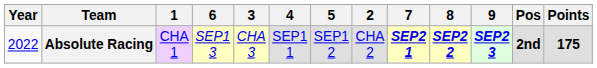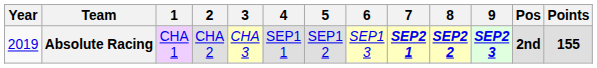columns swapped: (370, 15) <-> (213, 15)
(23, 44) 2022 -> (23, 44) 2019
(568, 44) 175 -> (568, 44) 155
